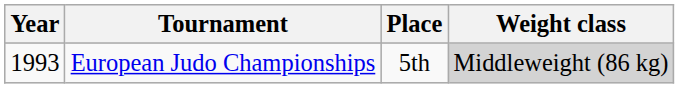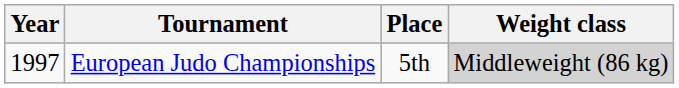(35, 62) 1993 -> (35, 62) 1997
